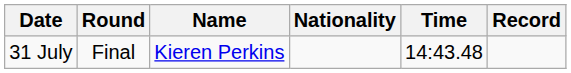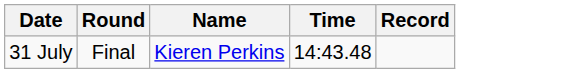- column: (345, 20)
